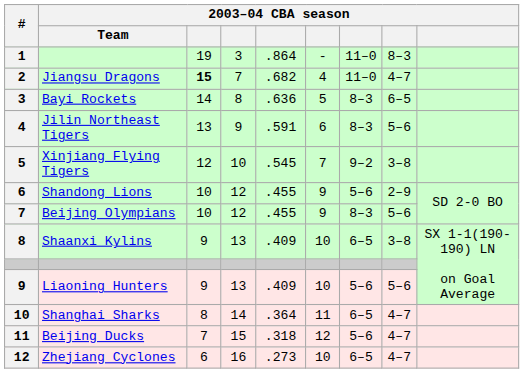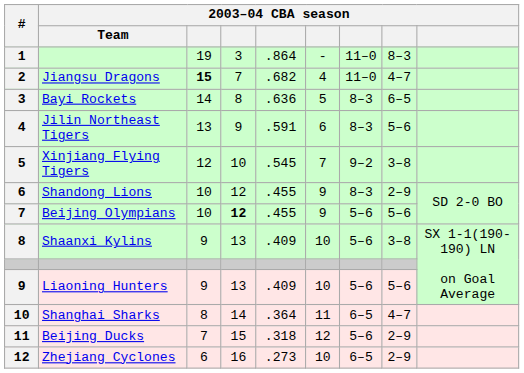(361, 193) 5–6 -> (361, 193) 8–3
(238, 214) normal -> (238, 214) bold
(361, 214) 8–3 -> (361, 214) 5–6
(361, 242) 6–5 -> (361, 242) 5–6
(399, 337) 4–7 -> (399, 337) 2–9
(399, 358) 4–7 -> (399, 358) 2–9
